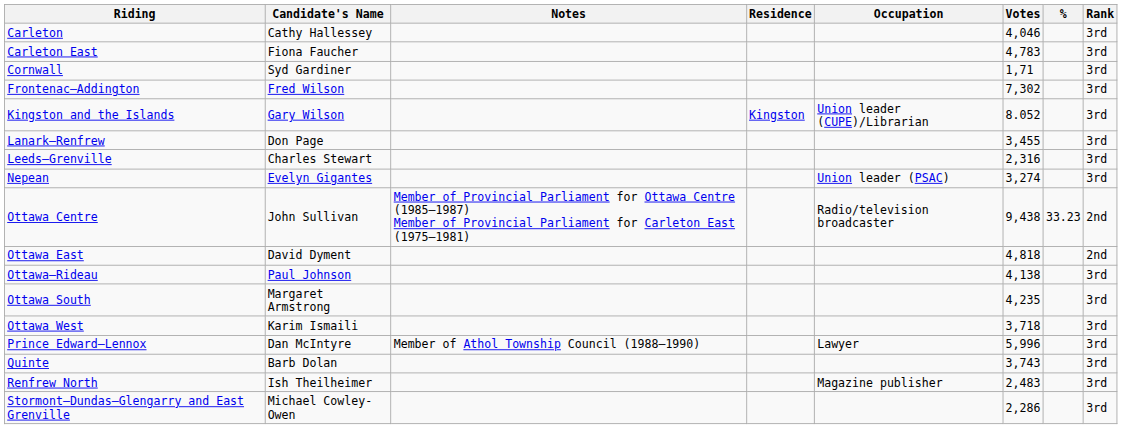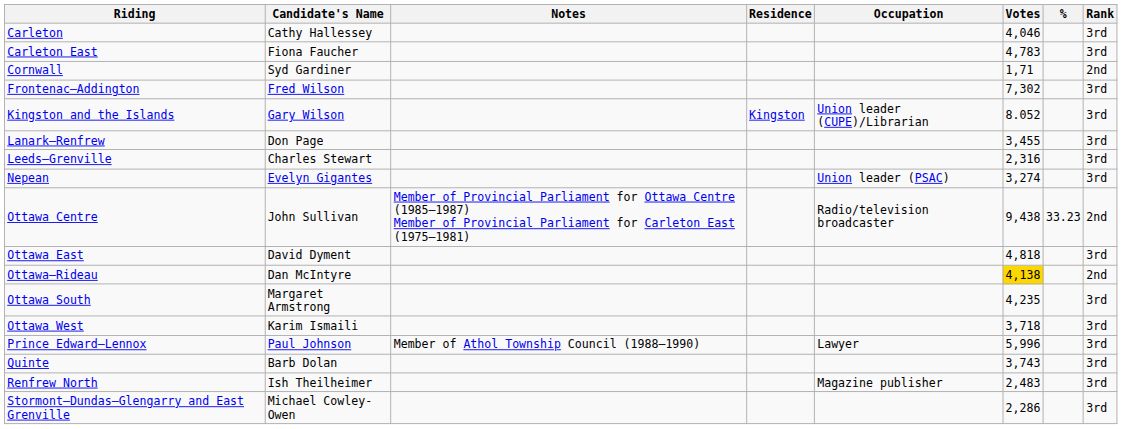(1097, 70) 3rd -> (1097, 70) 2nd
(1097, 256) 2nd -> (1097, 256) 3rd
(309, 275) Paul Johnson -> (309, 275) Dan McIntyre
(1023, 275) no background -> (1023, 275) gold background
(1097, 275) 3rd -> (1097, 275) 2nd
(309, 345) Dan McIntyre -> (309, 345) Paul Johnson
